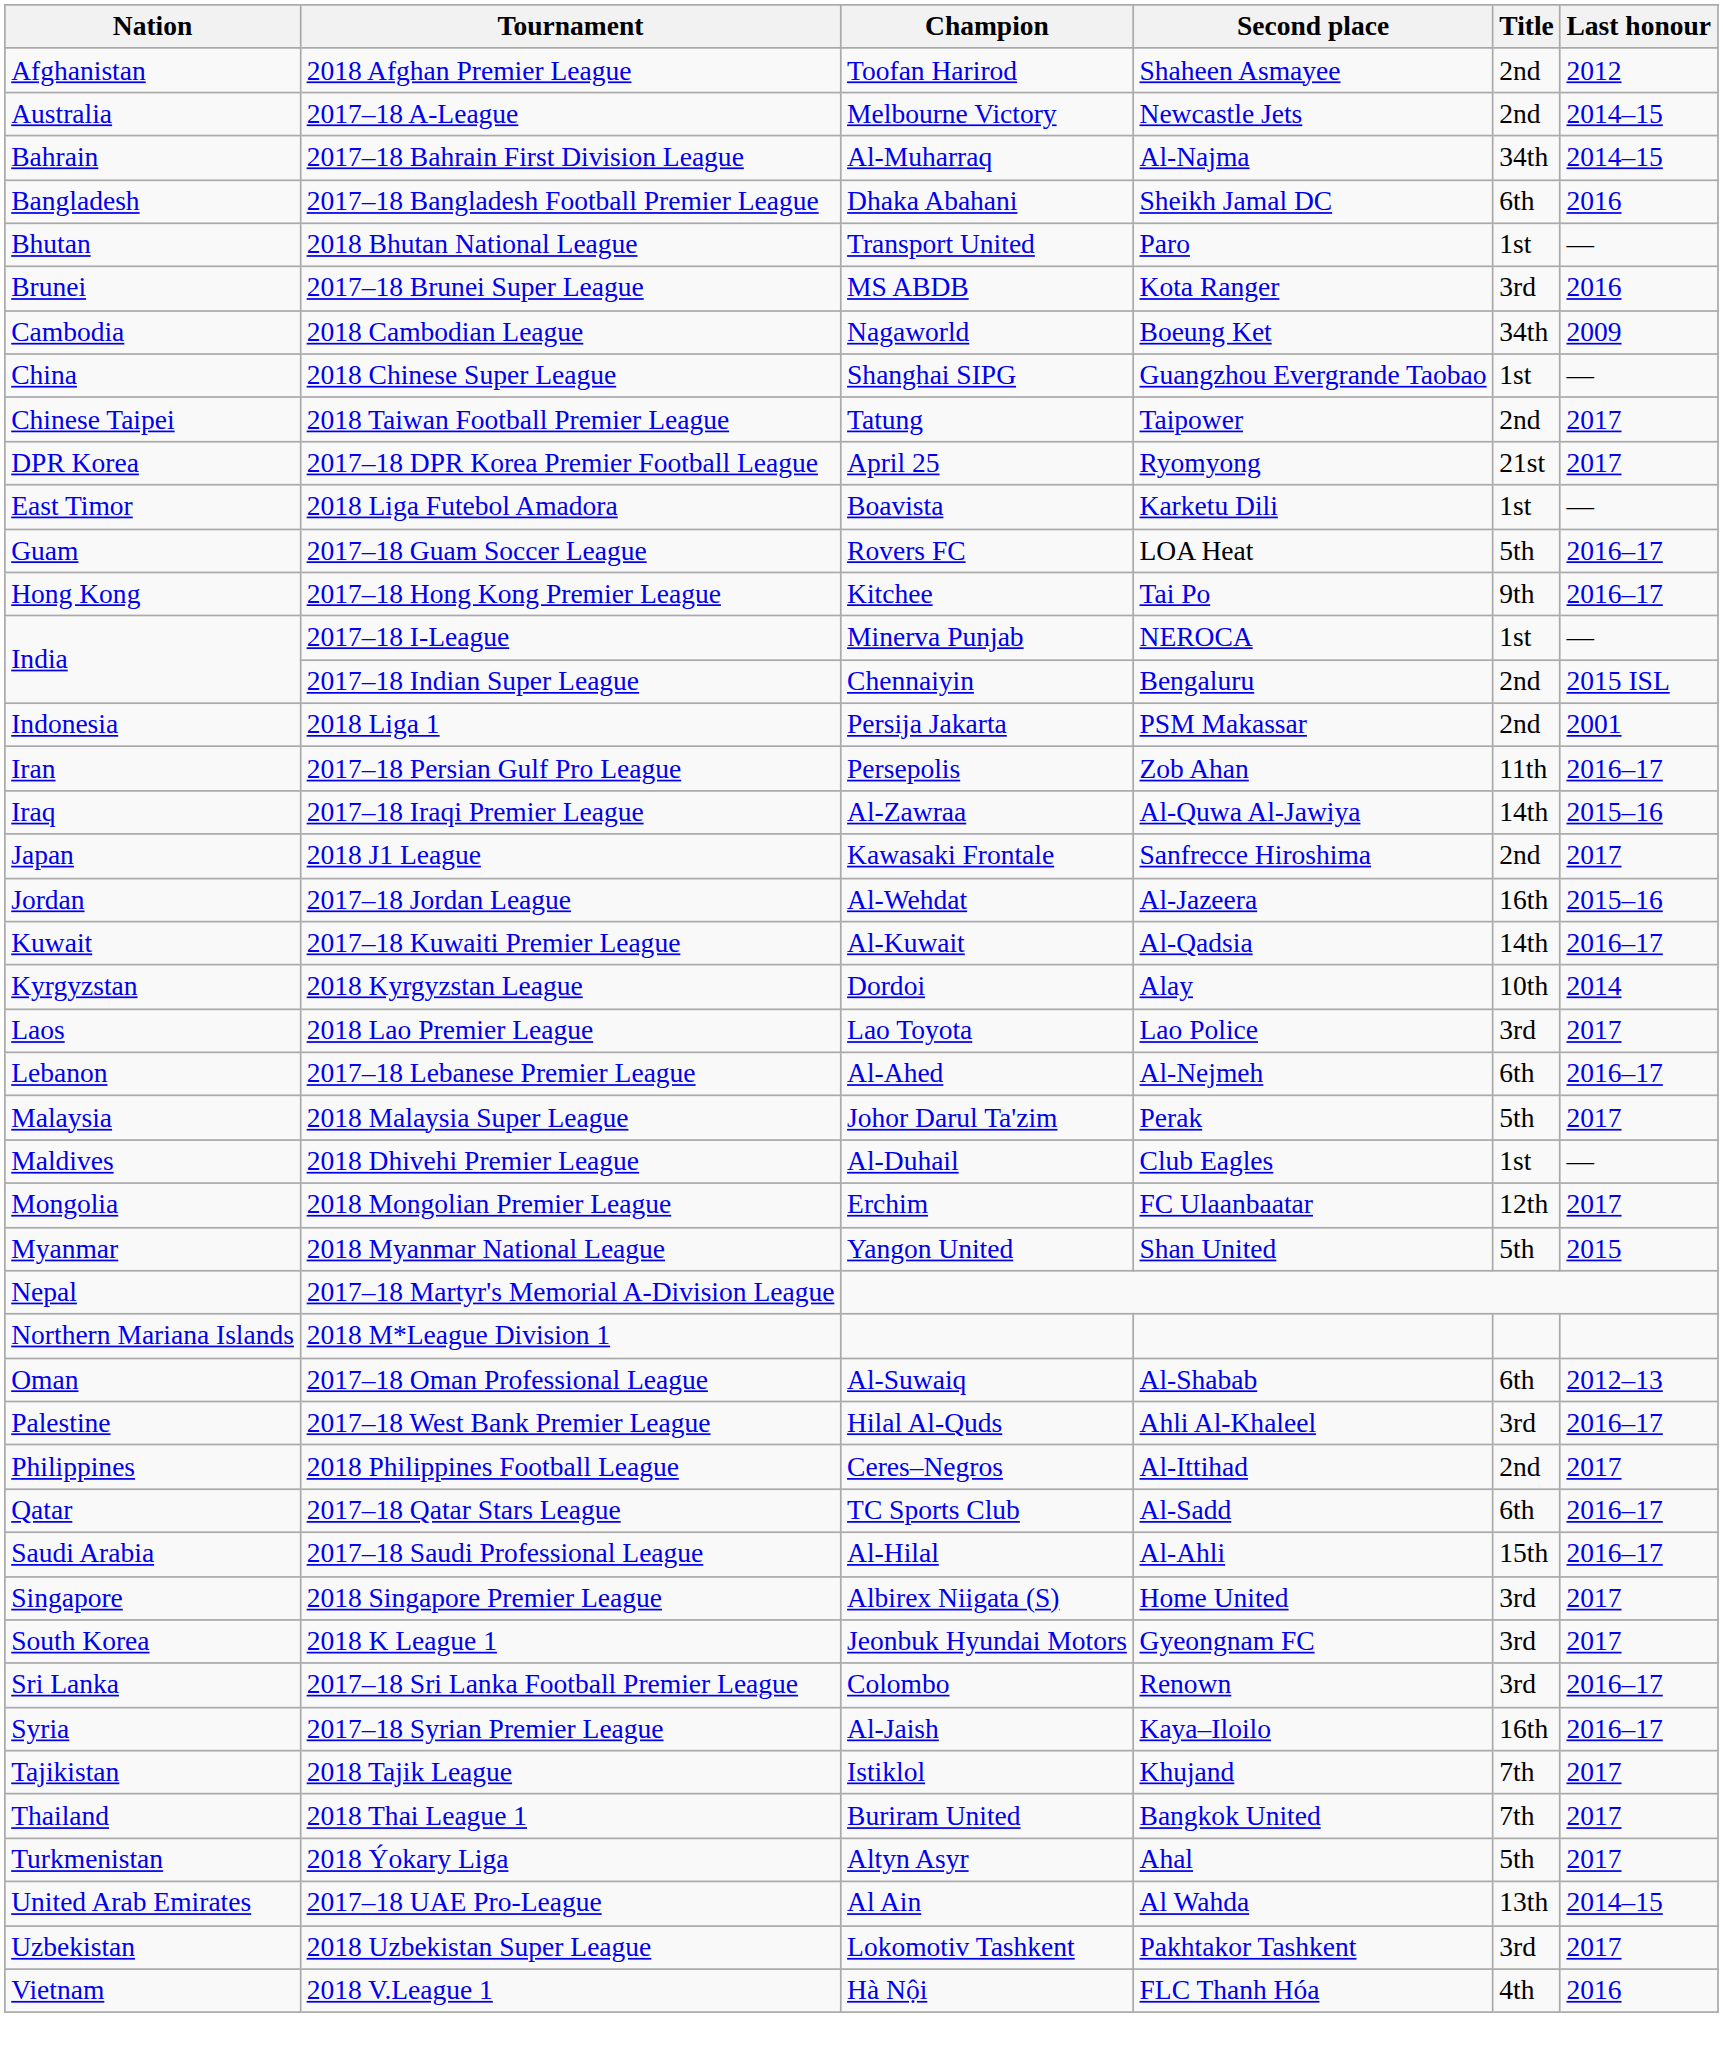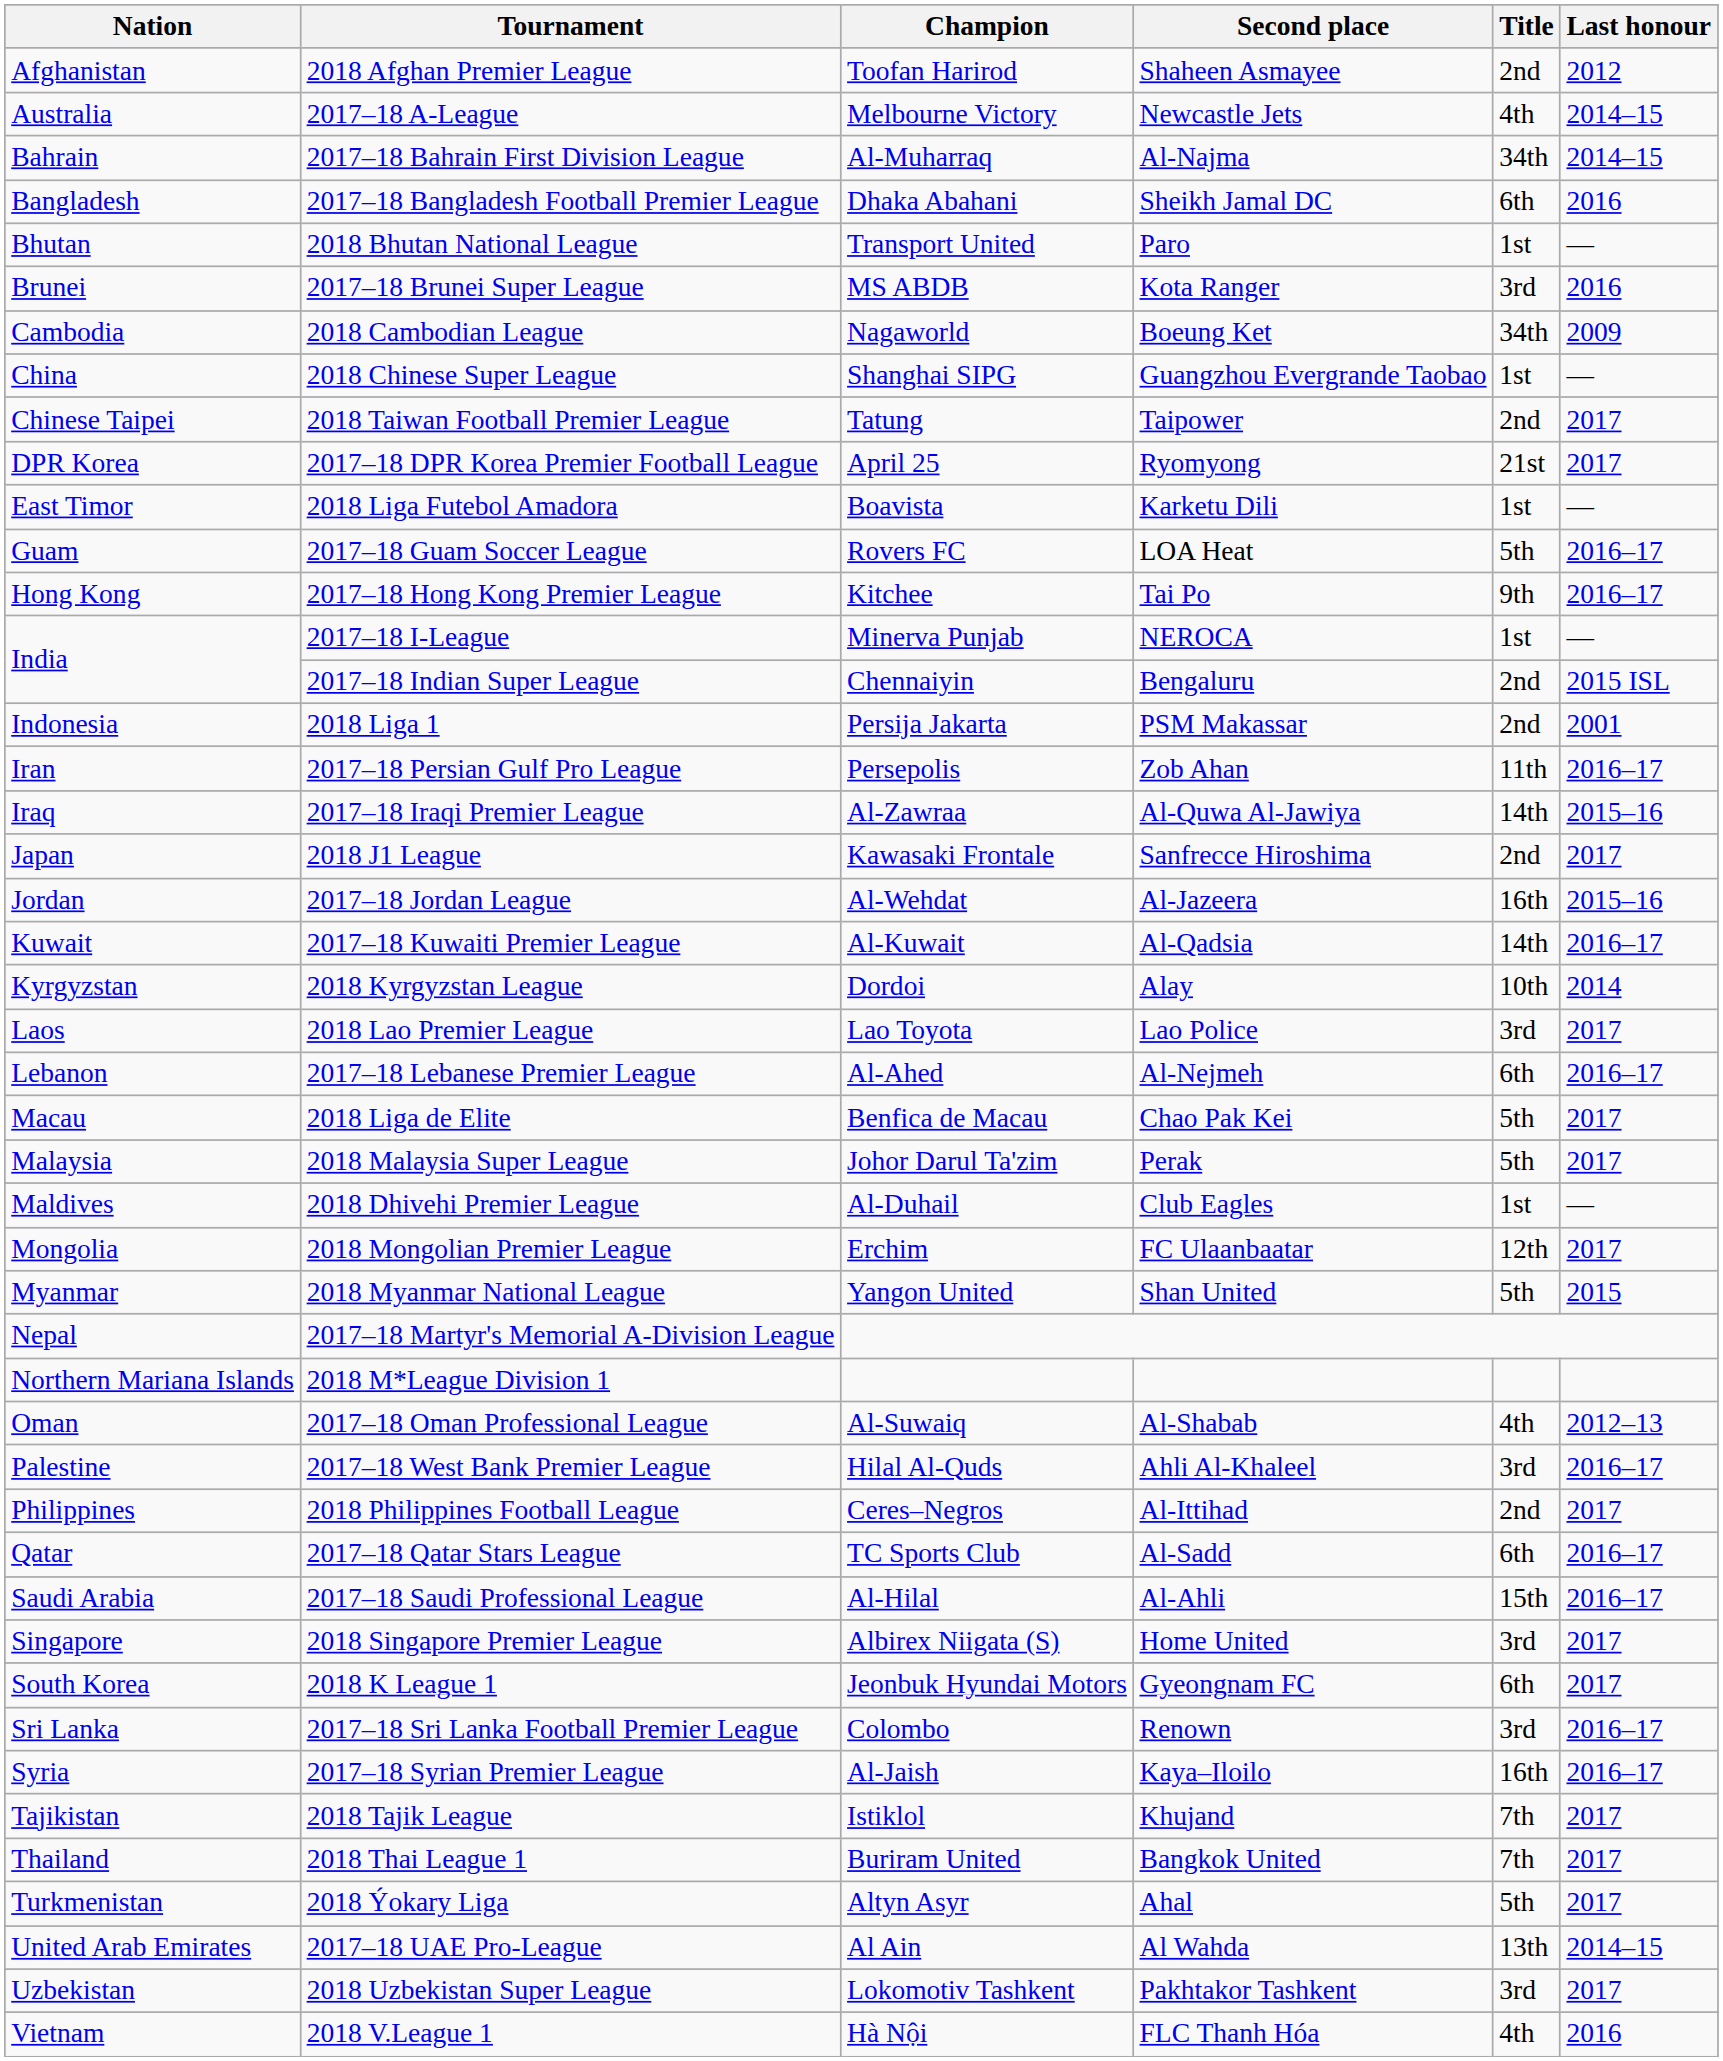(1520, 113) 2nd -> (1517, 113) 4th
+ row: (409, 1117)
(1517, 1379) 6th -> (1517, 1422) 4th
(1518, 1641) 3rd -> (1517, 1684) 6th
